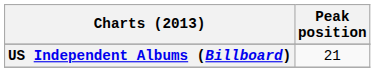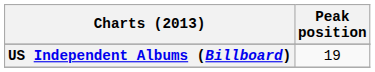(332, 56) 21 -> (332, 56) 19
